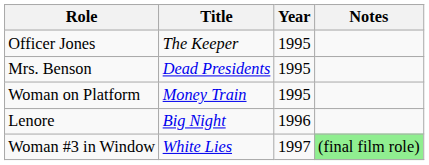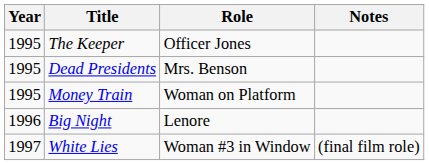columns swapped: (294, 17) <-> (82, 17)
(369, 146) lightgreen background -> (369, 146) no background
